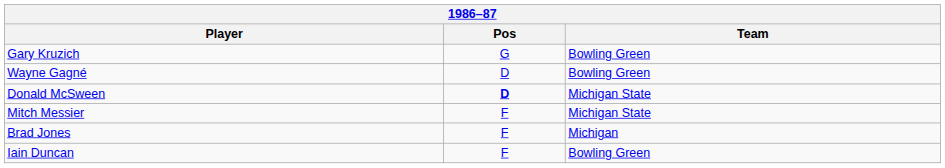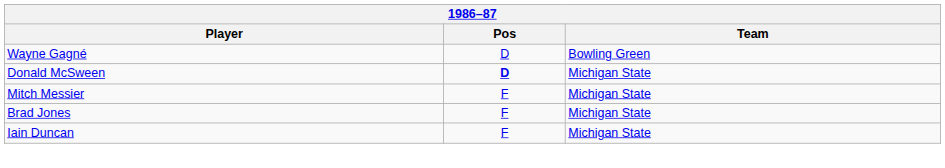- row: (43, 53)
(593, 133) Michigan -> (610, 113) Michigan State
(609, 152) Bowling Green -> (610, 133) Michigan State
